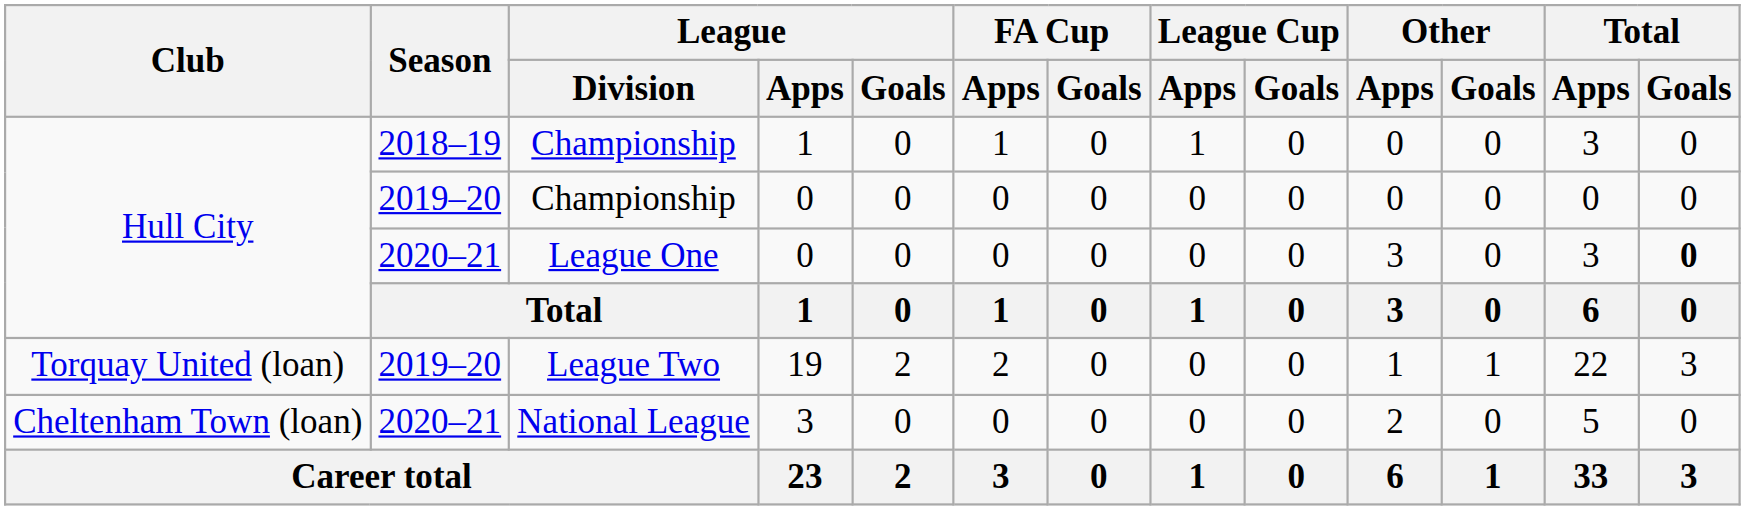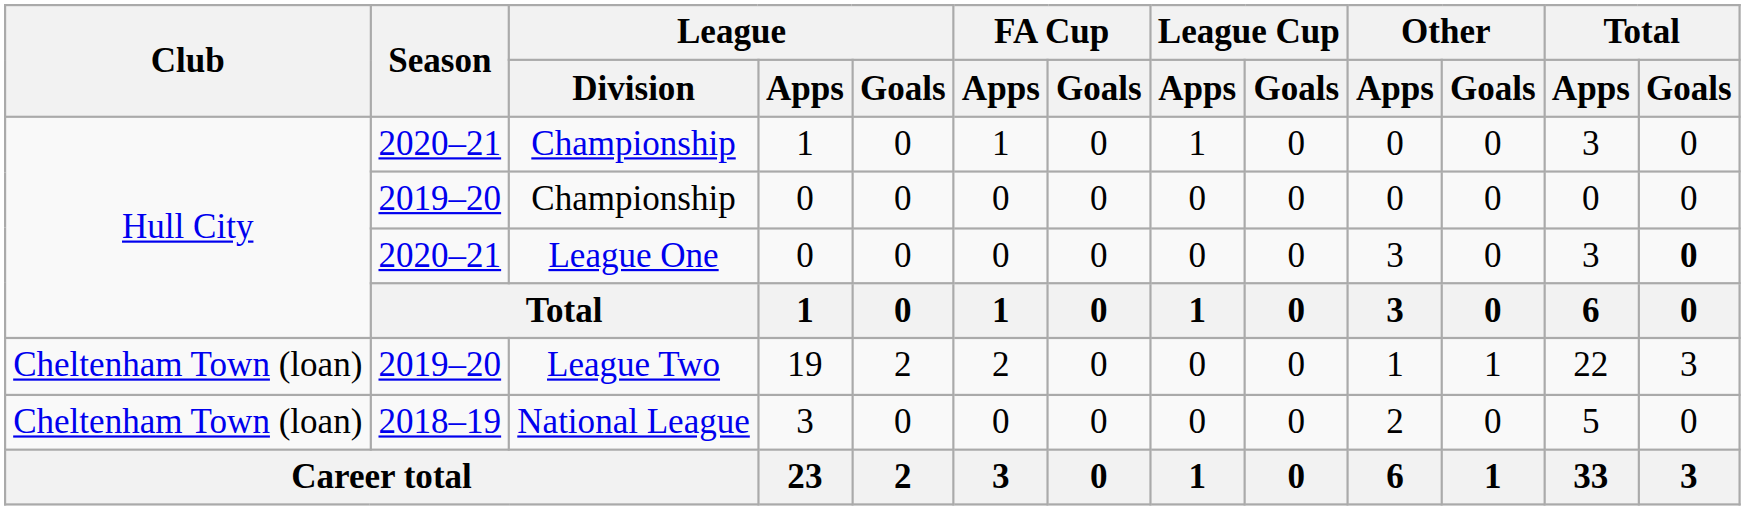(440, 143) 2018–19 -> (440, 143) 2020–21
(188, 365) Torquay United (loan) -> (188, 365) Cheltenham Town (loan)
(440, 421) 2020–21 -> (440, 421) 2018–19
